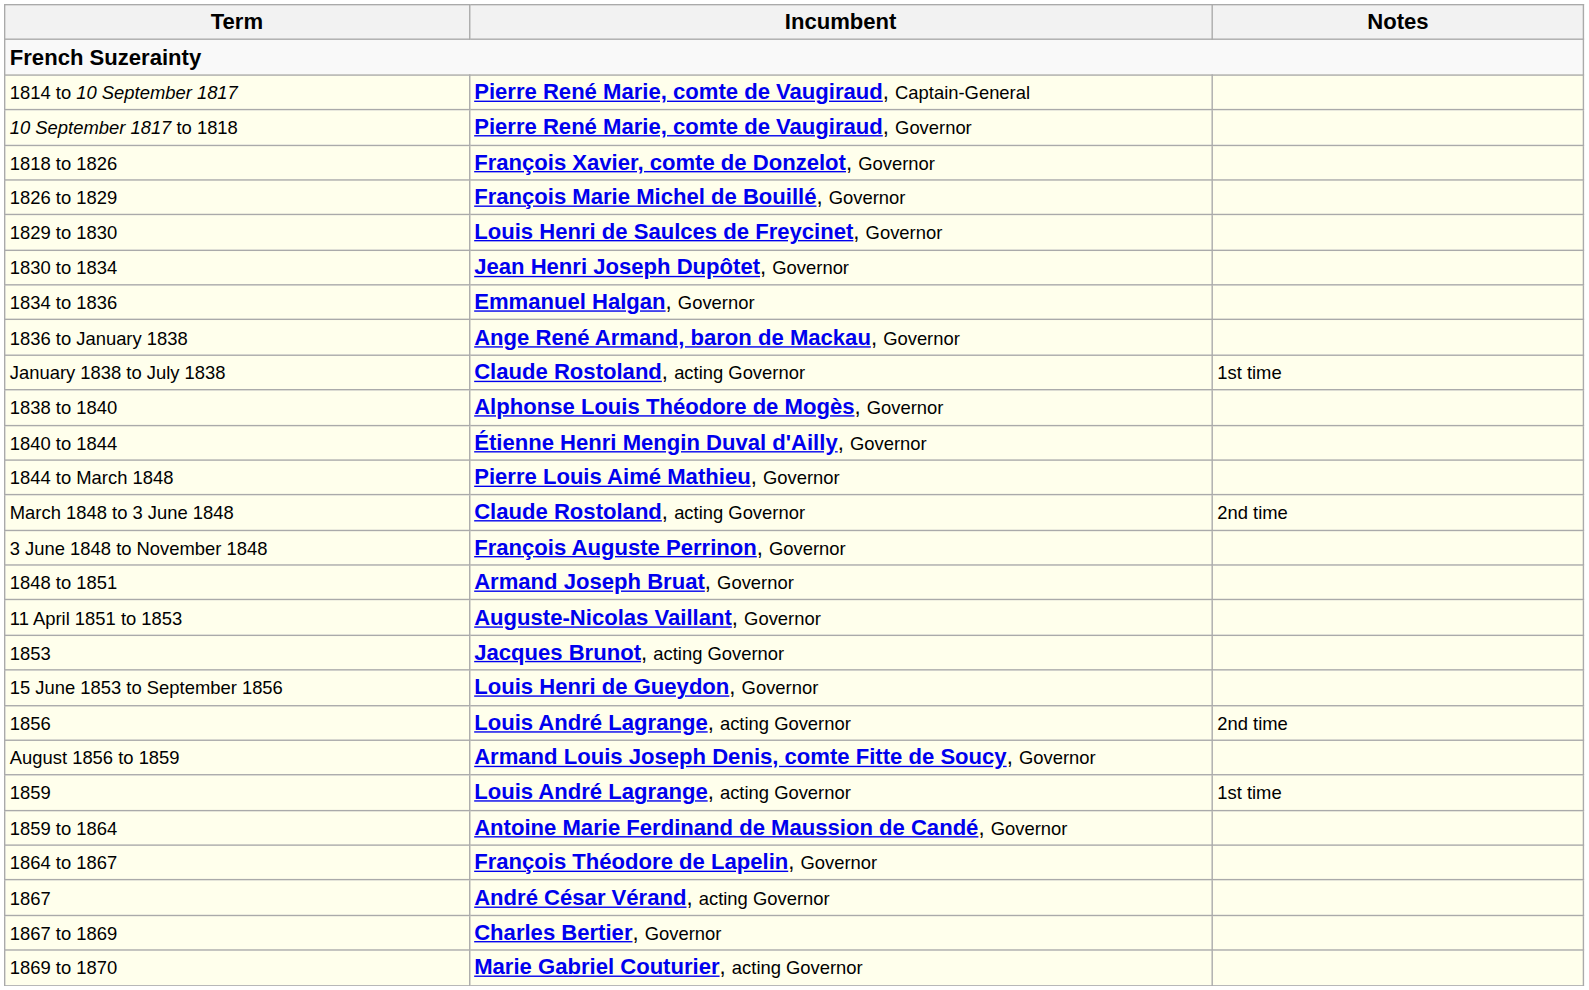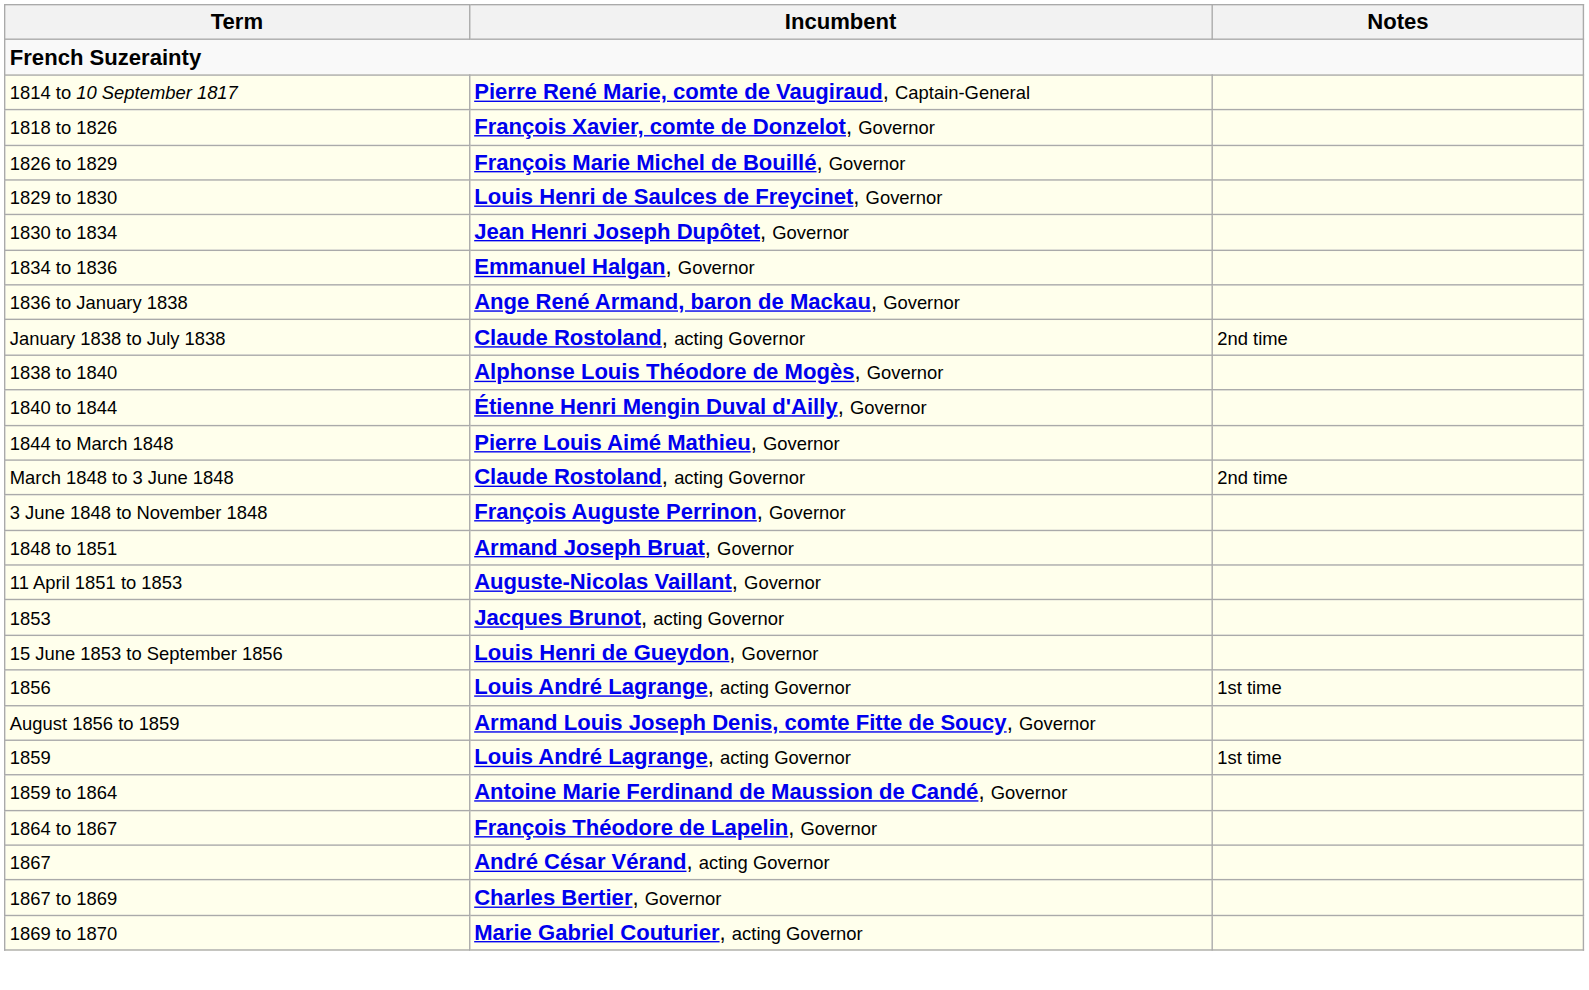- row: (124, 128)
(1249, 373) 1st time -> (1253, 338) 2nd time
(1253, 723) 2nd time -> (1249, 688) 1st time
